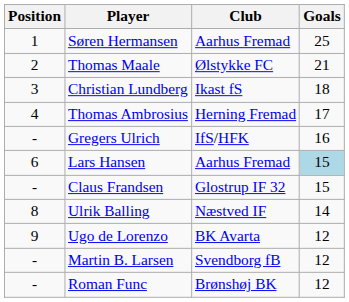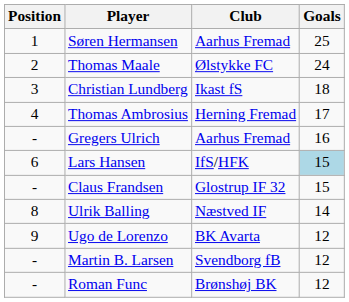(322, 65) 21 -> (322, 65) 24
(222, 138) IfS/HFK -> (243, 138) Aarhus Fremad
(243, 162) Aarhus Fremad -> (222, 162) IfS/HFK
